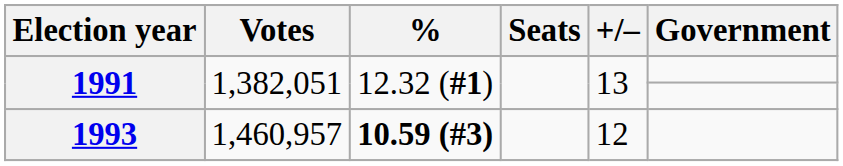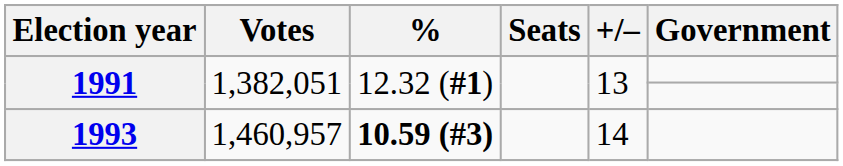(612, 133) 12 -> (612, 133) 14
